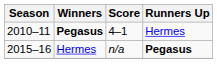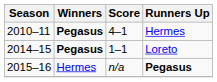+ row: (161, 49)
